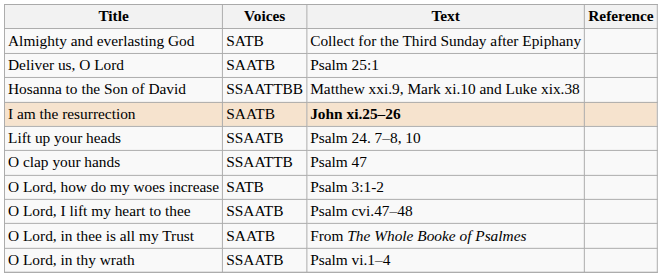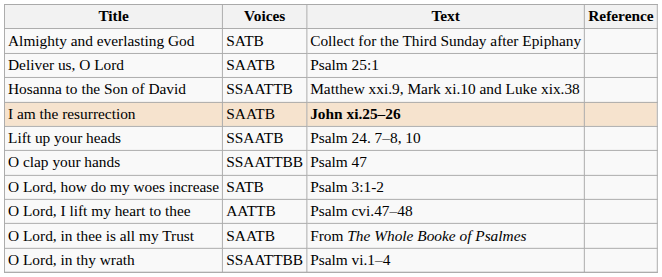(265, 89) SSAATTBB -> (260, 89) SSAATTB
(260, 162) SSAATTB -> (265, 162) SSAATTBB
(255, 211) SSAATB -> (251, 211) AATTB
(255, 260) SSAATB -> (265, 260) SSAATTBB
